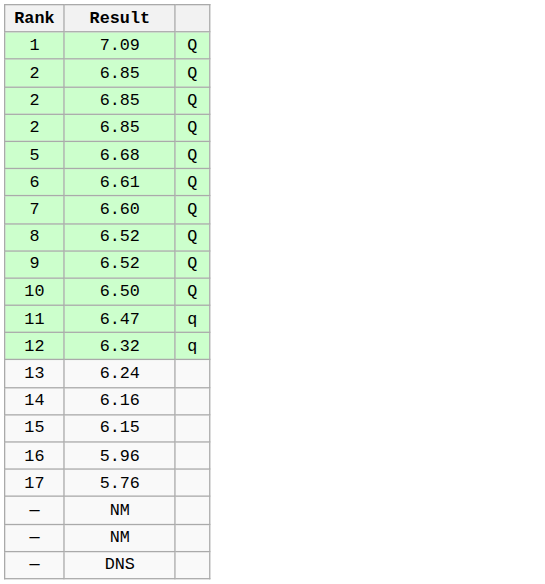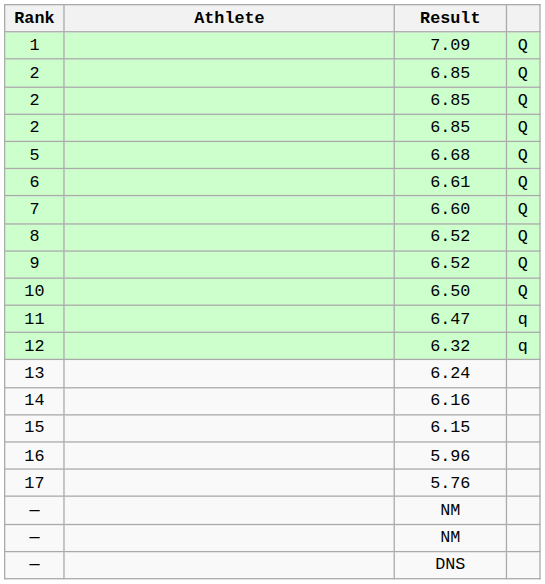+ column: (229, 18)
